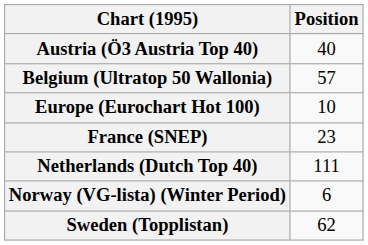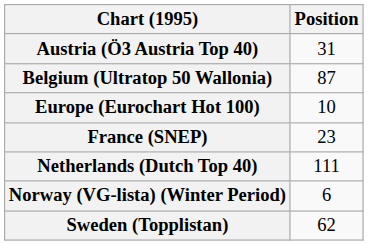(327, 48) 40 -> (327, 48) 31
(327, 78) 57 -> (327, 78) 87
